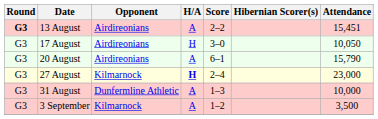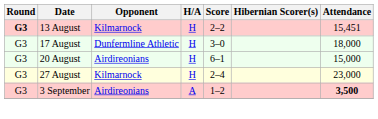(122, 28) Airdireonians -> (118, 28) Kilmarnock
(192, 28) A -> (192, 28) H
(122, 43) Airdireonians -> (137, 43) Dunfermline Athletic
(347, 43) 10,050 -> (347, 43) 18,000
(192, 59) A -> (192, 59) H
(347, 59) 15,790 -> (347, 59) 15,000
(192, 75) bold -> (192, 75) normal
- row: (60, 91)
(118, 106) Kilmarnock -> (122, 91) Airdireonians
(347, 106) normal -> (347, 91) bold
